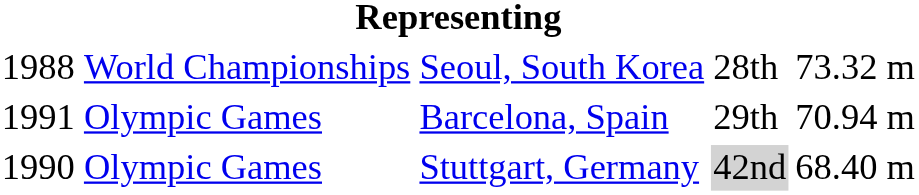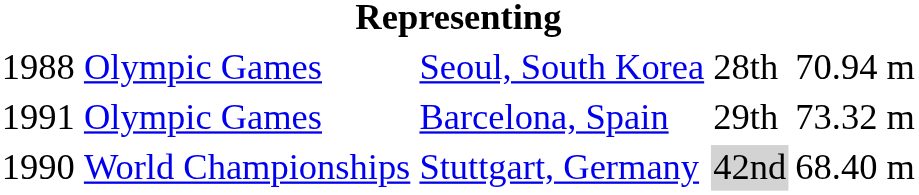(247, 66) World Championships -> (203, 66) Olympic Games
(855, 66) 73.32 m -> (855, 66) 70.94 m
(855, 117) 70.94 m -> (855, 117) 73.32 m
(203, 167) Olympic Games -> (247, 167) World Championships
